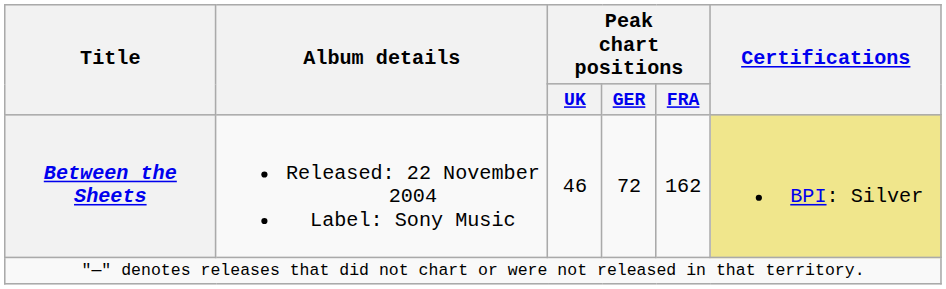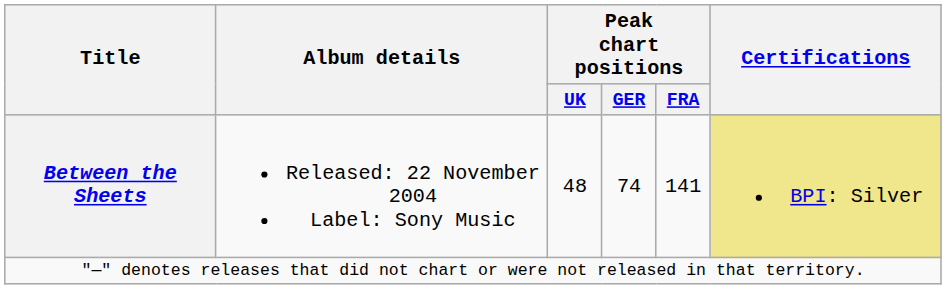(575, 186) 46 -> (575, 186) 48
(629, 186) 72 -> (629, 186) 74
(683, 186) 162 -> (683, 186) 141
